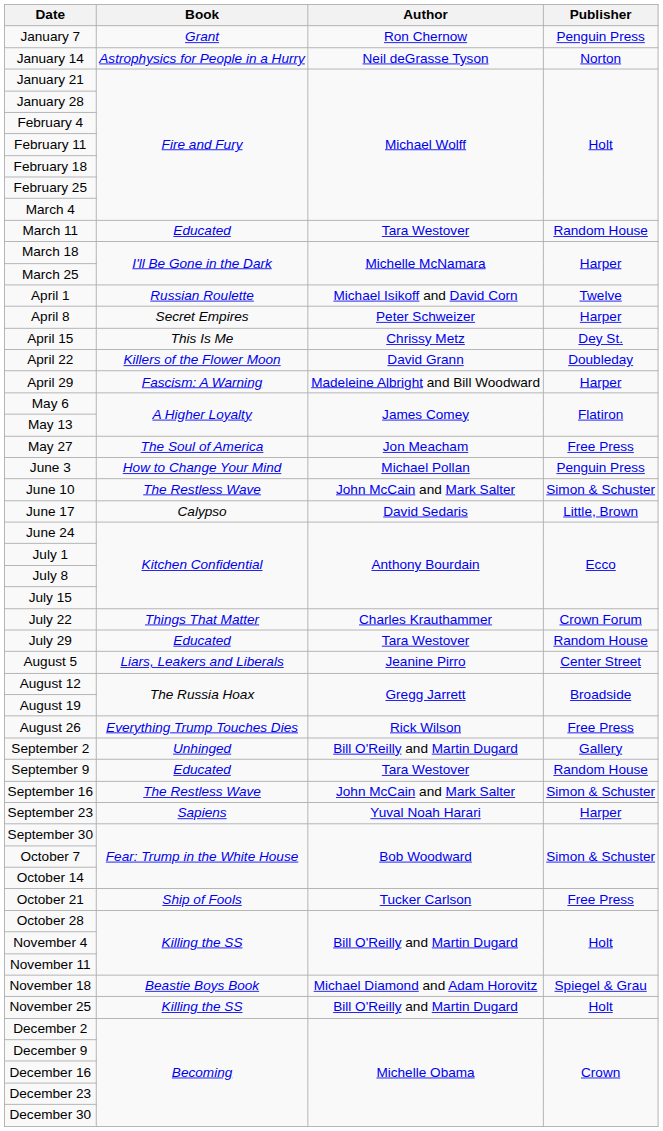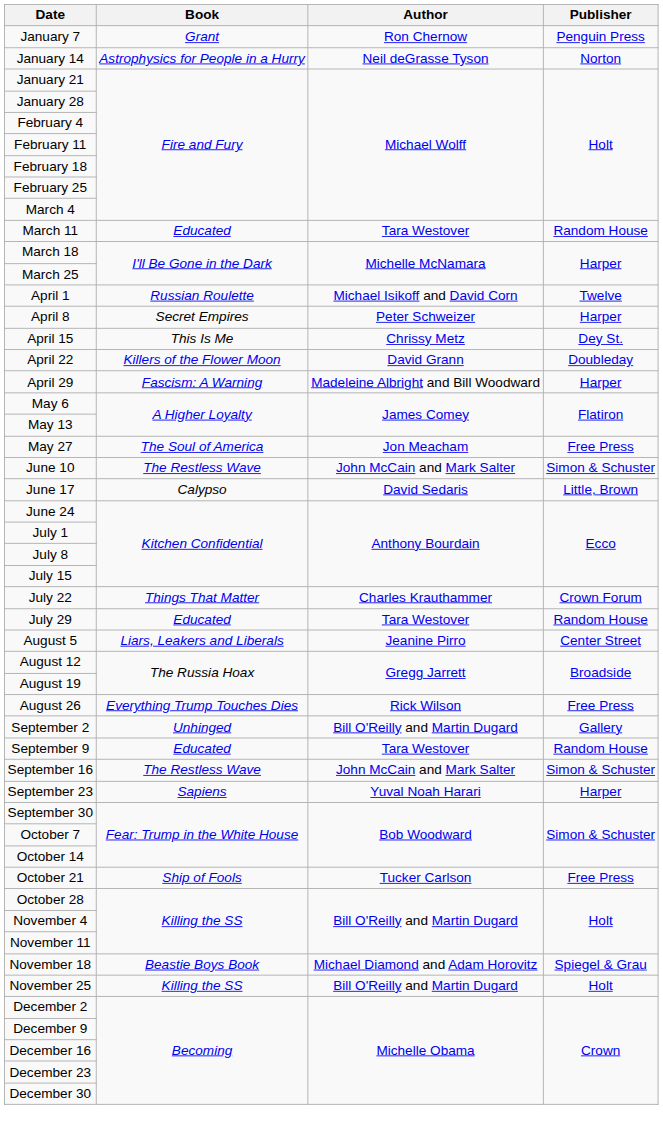- row: (50, 468)
